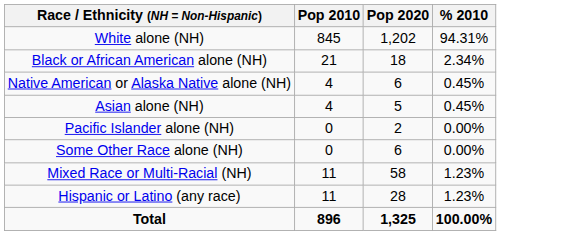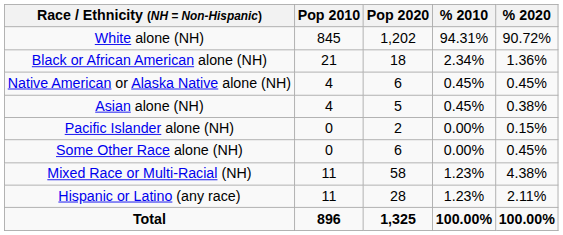+ column: (527, 15)
